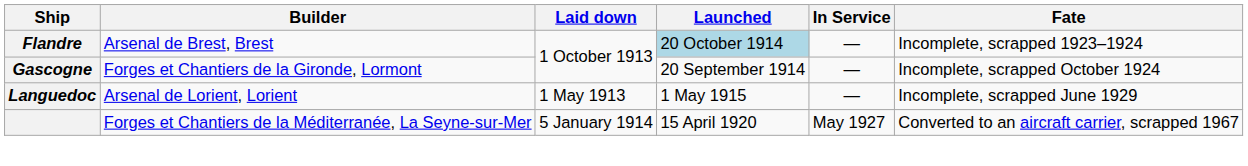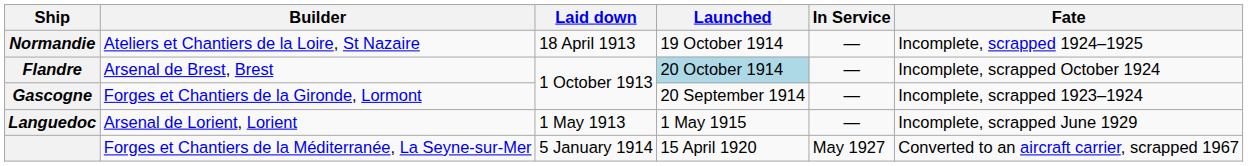+ row: (52, 43)
(1021, 43) Incomplete, scrapped 1923–1924 -> (1029, 69) Incomplete, scrapped October 1924
(1029, 69) Incomplete, scrapped October 1924 -> (1021, 95) Incomplete, scrapped 1923–1924
